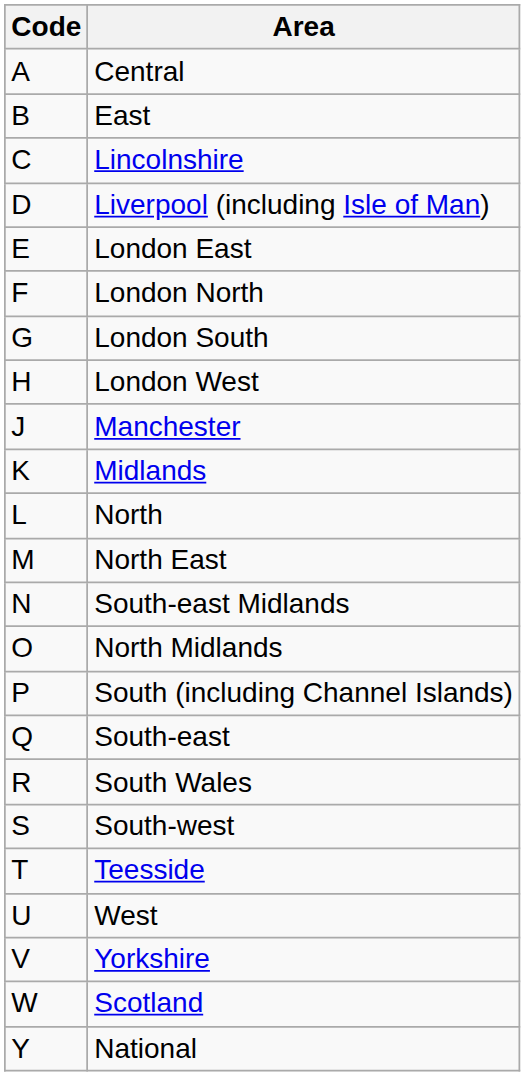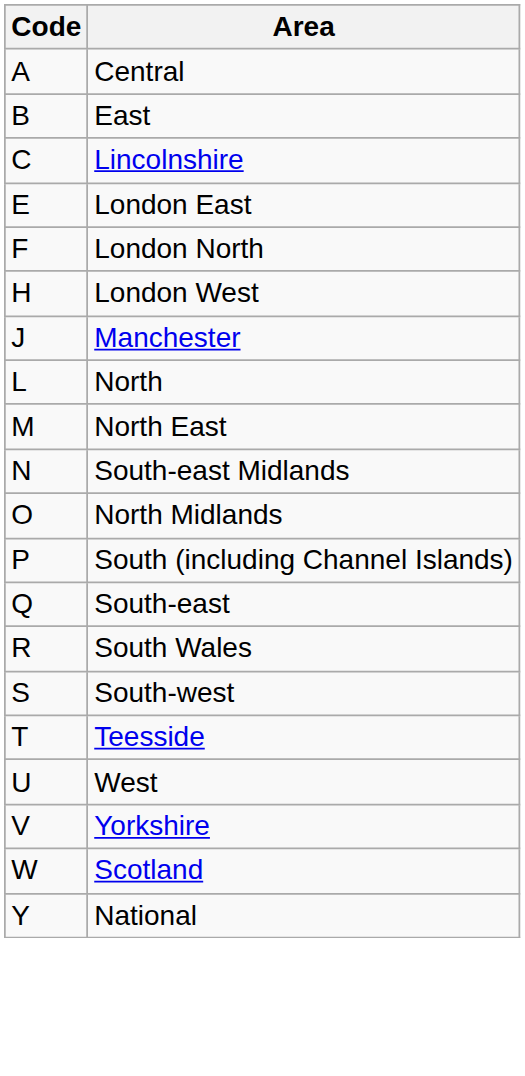- row: (292, 204)
- row: (181, 337)
- row: (150, 470)
